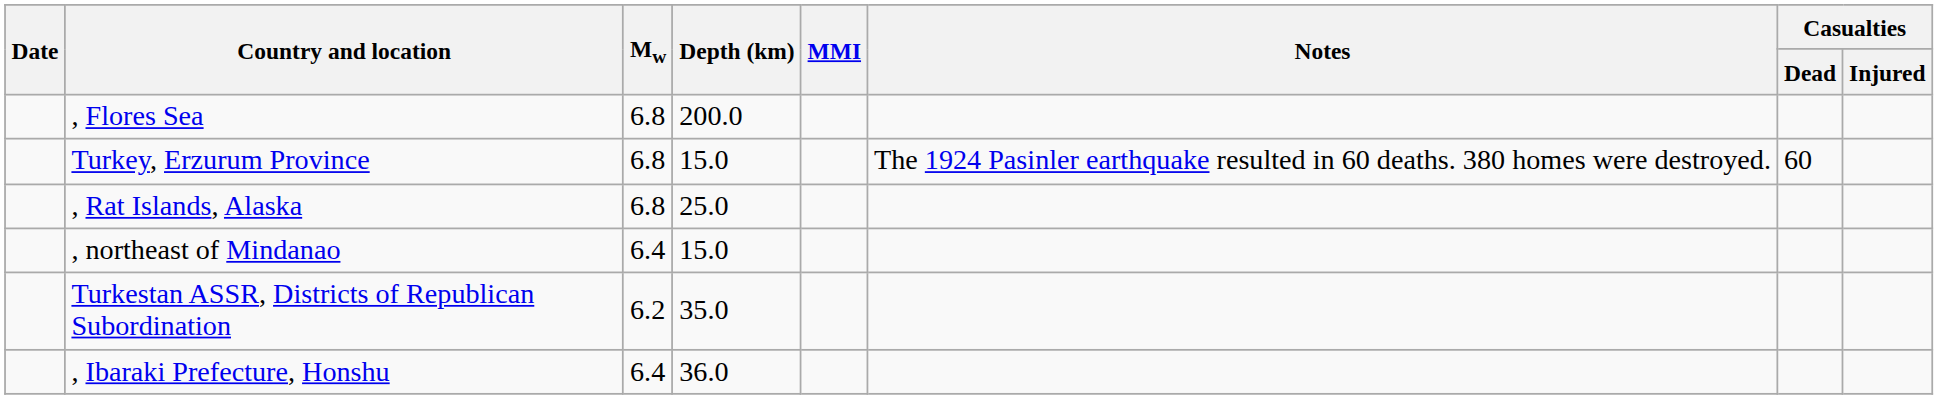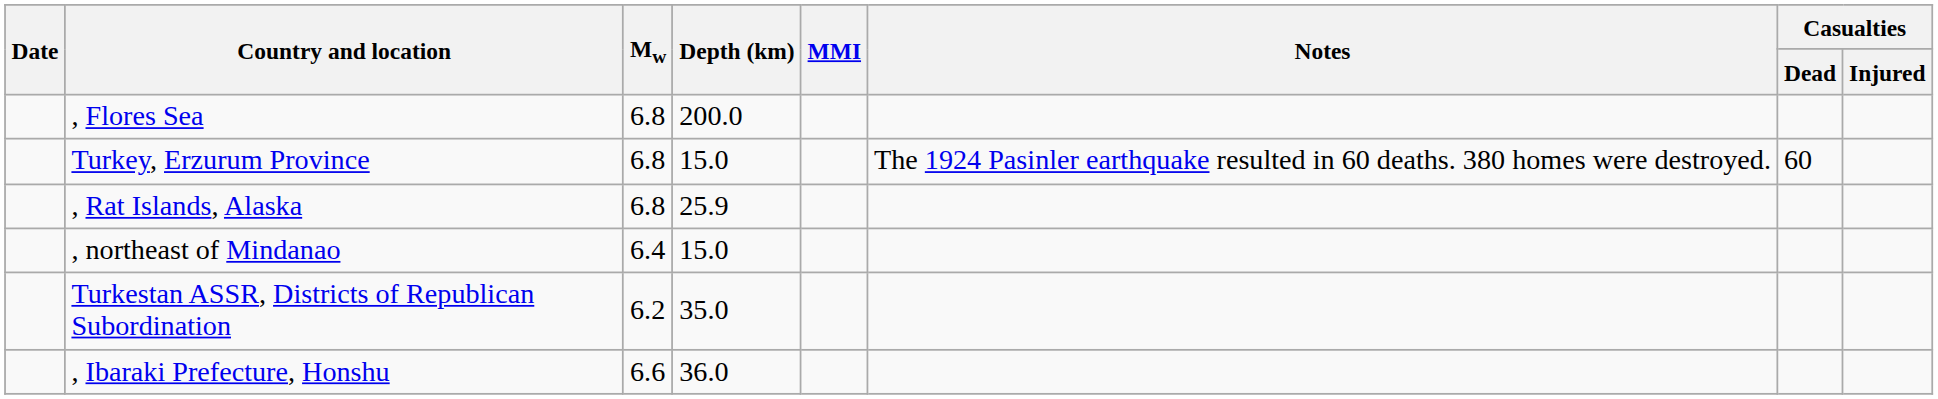(704, 205) 25.0 -> (704, 205) 25.9
(648, 371) 6.4 -> (648, 371) 6.6
